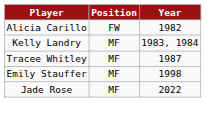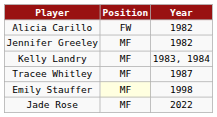+ row: (52, 43)
(114, 74) no background -> (125, 89) lightyellow background
